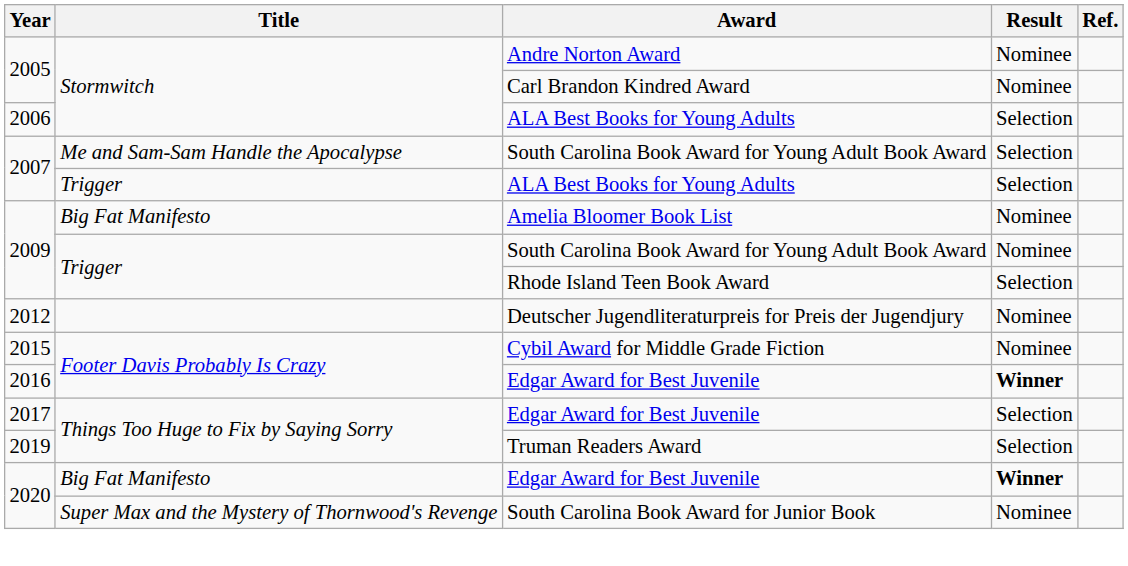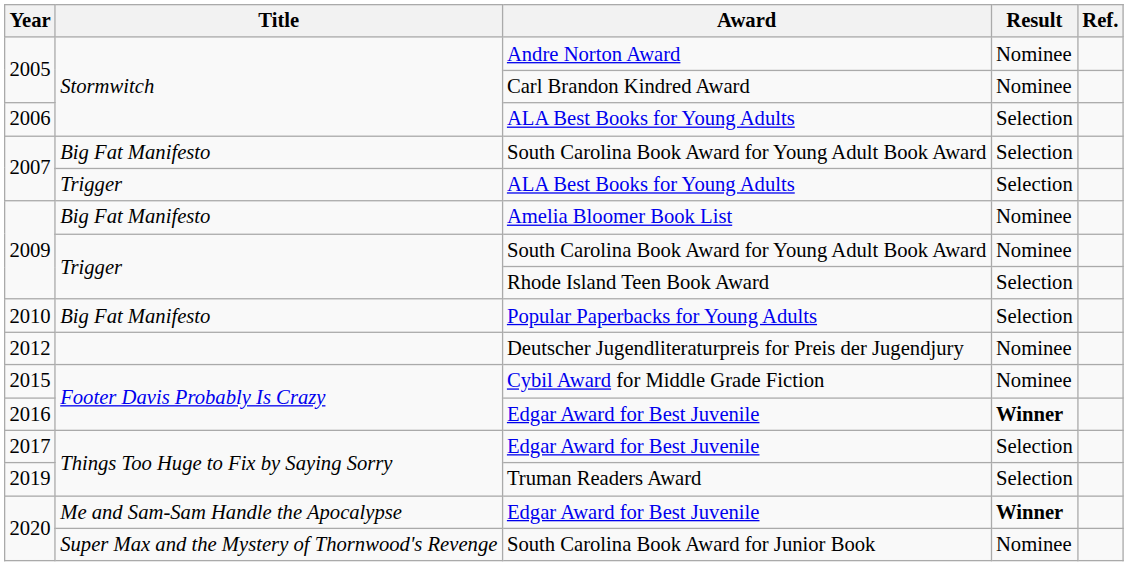(231, 151) Me and Sam-Sam Handle the Apocalypse -> (135, 151) Big Fat Manifesto
+ row: (30, 315)
(135, 479) Big Fat Manifesto -> (231, 511) Me and Sam-Sam Handle the Apocalypse
